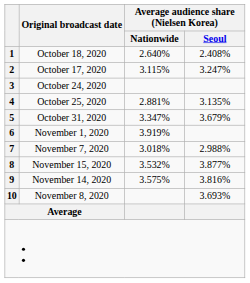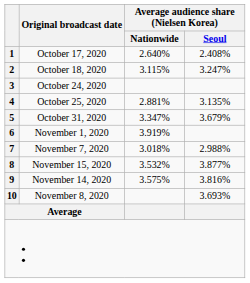(72, 54) October 18, 2020 -> (72, 54) October 17, 2020
(72, 70) October 17, 2020 -> (72, 70) October 18, 2020
